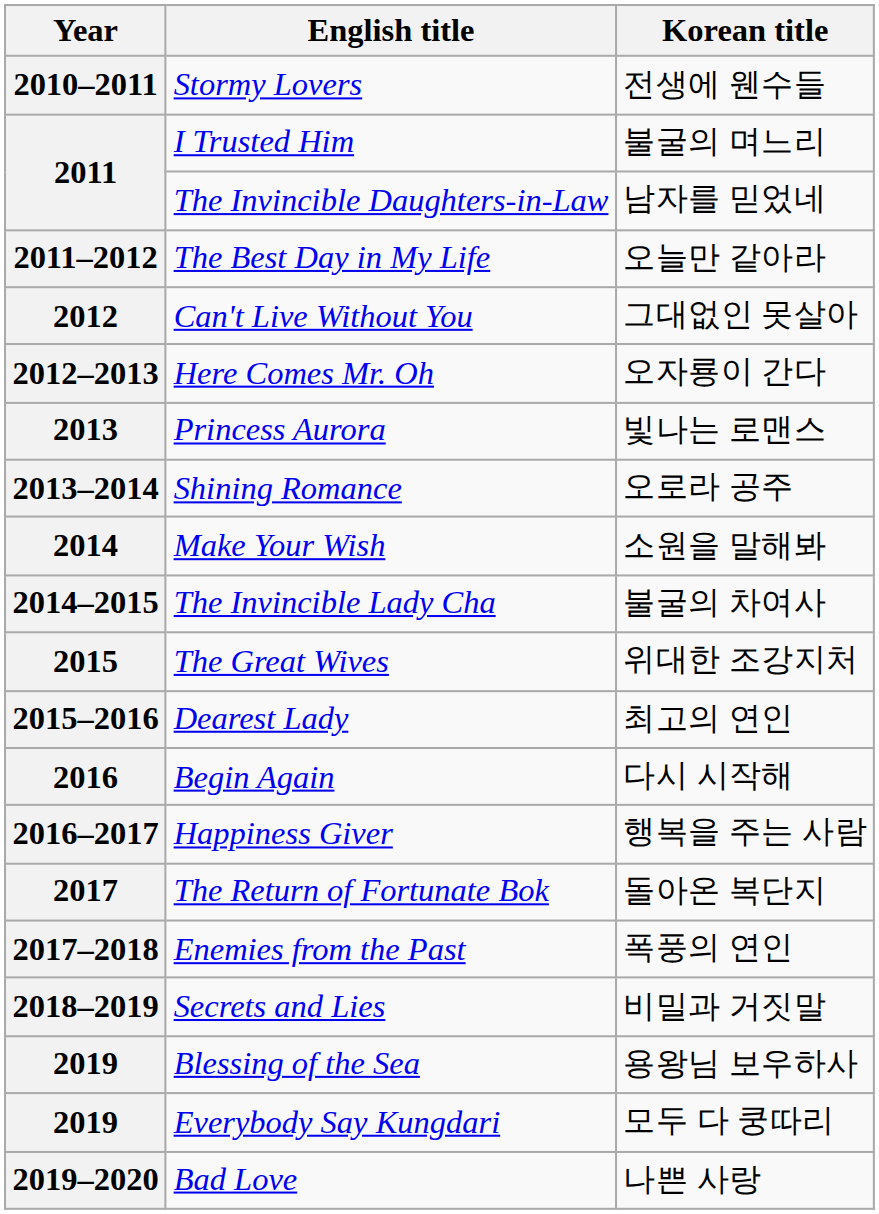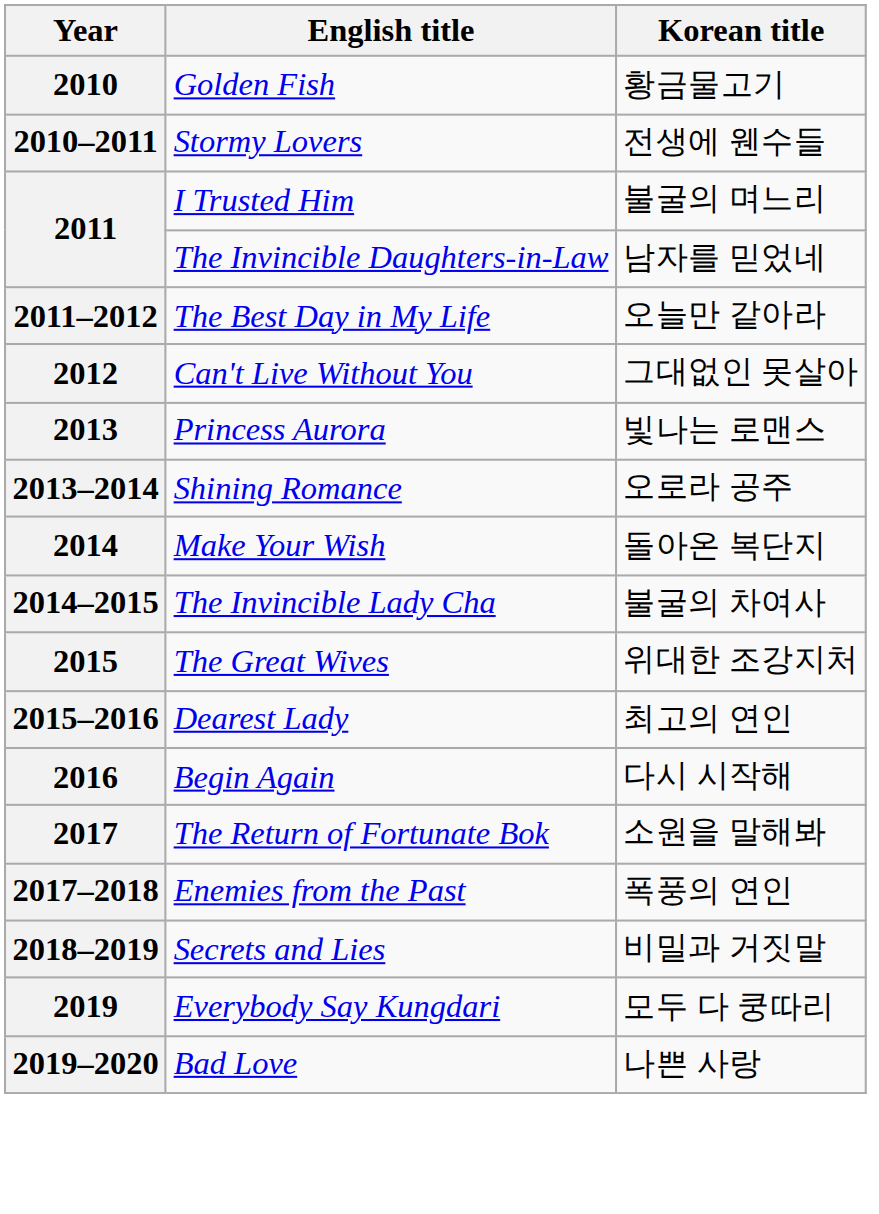+ row: (86, 84)
- row: (86, 372)
(725, 544) 소원을 말해봐 -> (725, 544) 돌아온 복단지
- row: (86, 833)
(725, 890) 돌아온 복단지 -> (725, 832) 소원을 말해봐
- row: (86, 1064)
